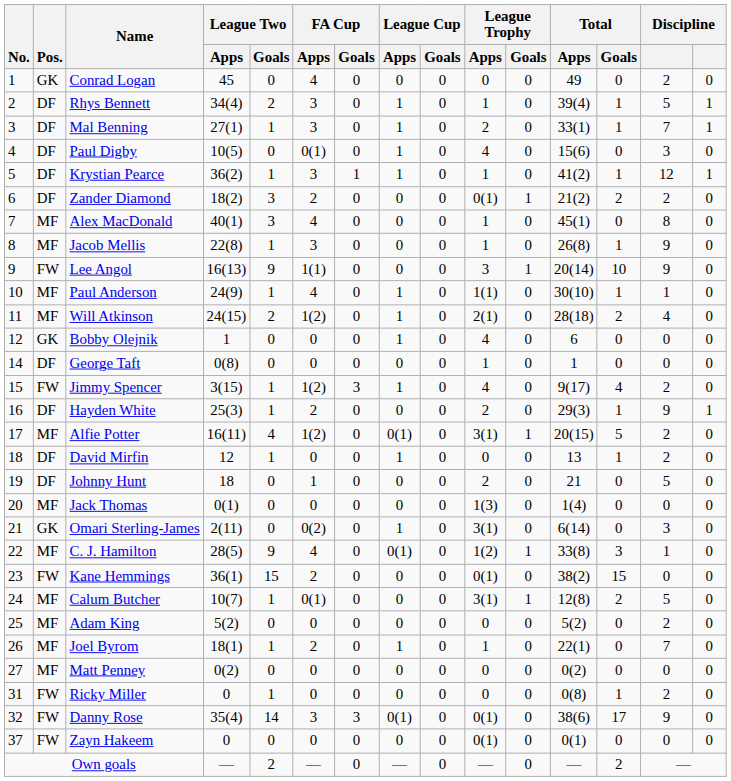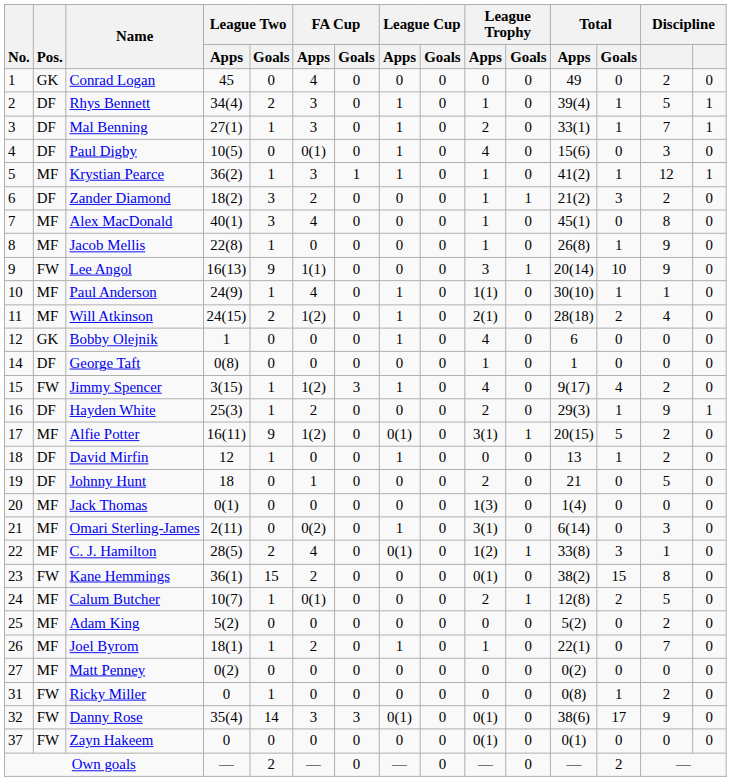(46, 174) DF -> (47, 174) MF
(485, 198) 0(1) -> (485, 198) 1
(619, 198) 2 -> (619, 198) 3
(314, 245) 3 -> (314, 245) 0
(271, 434) 4 -> (271, 434) 9
(47, 528) GK -> (47, 528) MF
(271, 552) 9 -> (271, 552) 2
(666, 575) 0 -> (666, 575) 8
(485, 599) 3(1) -> (485, 599) 2
